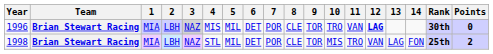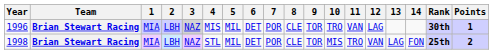(375, 26) bold -> (375, 26) normal
(470, 26) 0 -> (470, 26) 1
